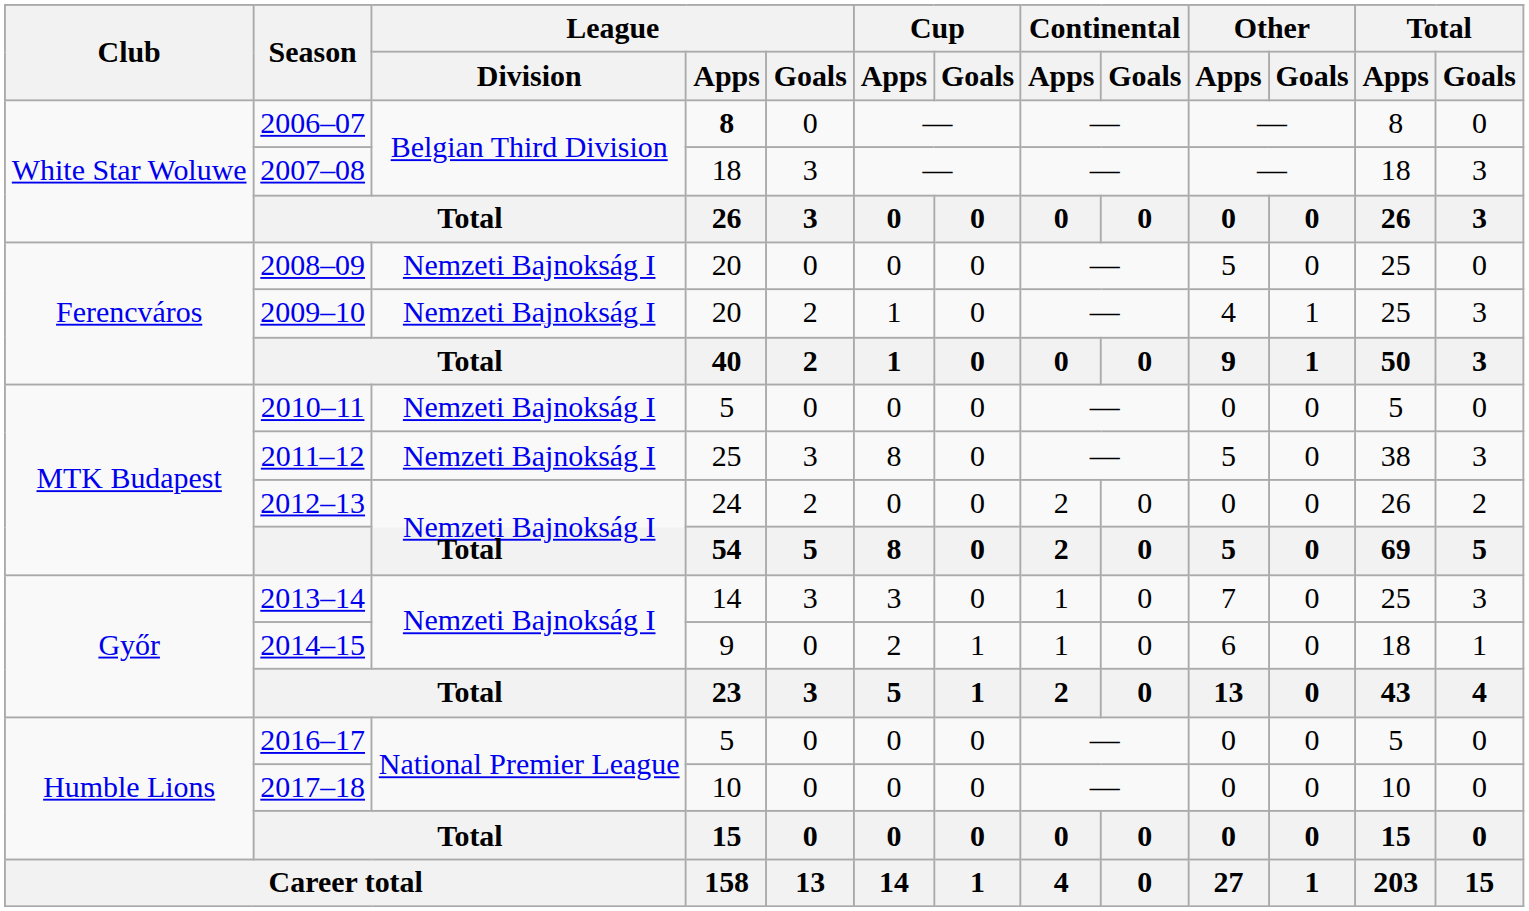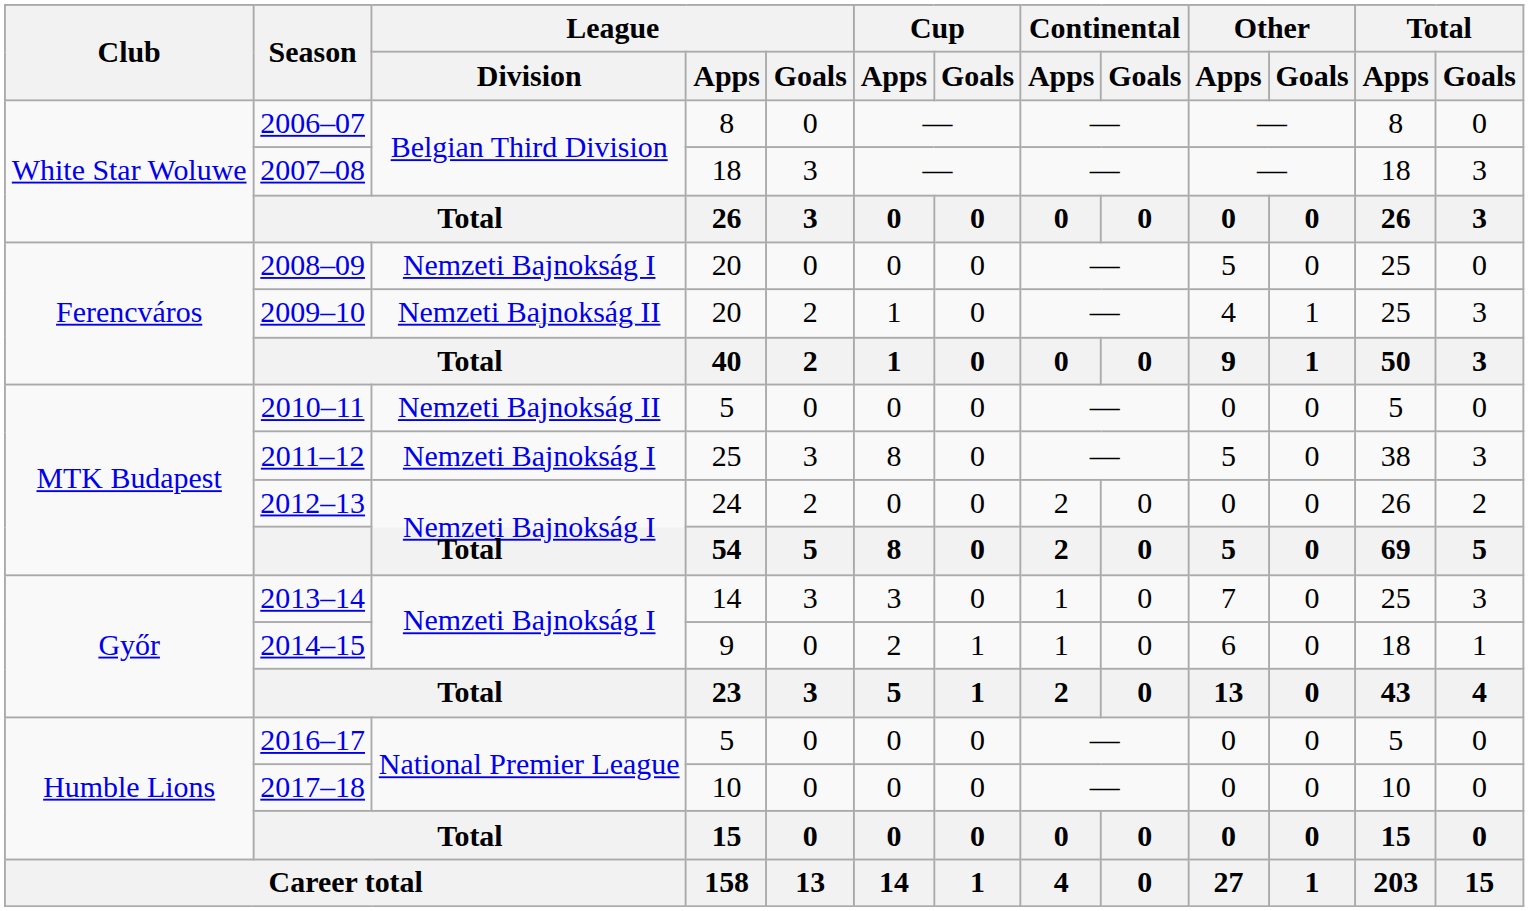(727, 123) bold -> (727, 123) normal
(529, 312) Nemzeti Bajnokság I -> (529, 312) Nemzeti Bajnokság II
(529, 407) Nemzeti Bajnokság I -> (529, 407) Nemzeti Bajnokság II
